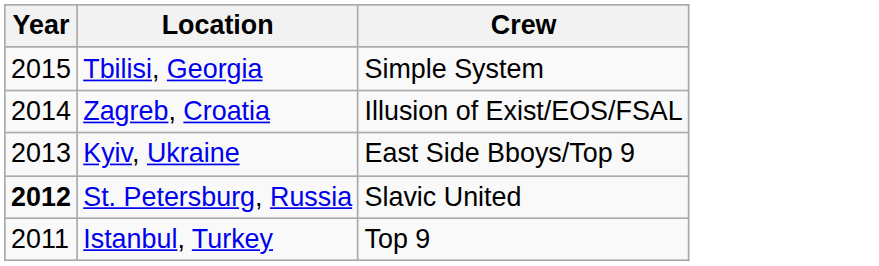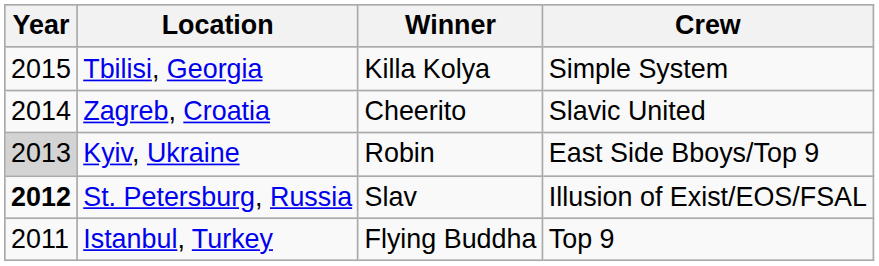+ column: (450, 25)
(524, 111) Illusion of Exist/EOS/FSAL -> (627, 111) Slavic United
(41, 153) no background -> (41, 153) lightgrey background
(443, 196) Slavic United -> (708, 196) Illusion of Exist/EOS/FSAL
